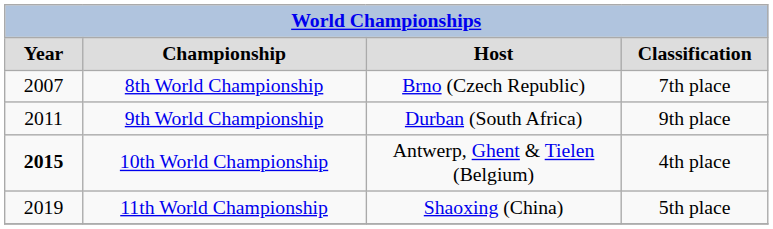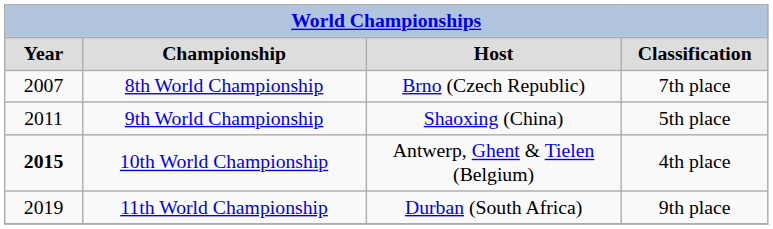(494, 118) Durban (South Africa) -> (494, 118) Shaoxing (China)
(695, 118) 9th place -> (695, 118) 5th place
(494, 207) Shaoxing (China) -> (494, 207) Durban (South Africa)
(695, 207) 5th place -> (695, 207) 9th place
